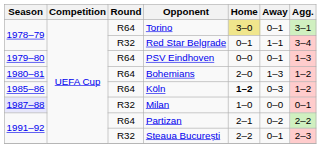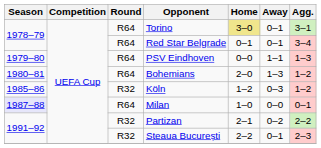(126, 43) R32 -> (126, 43) R64
(275, 43) 1–1 -> (275, 43) 0–1
(275, 58) 0–1 -> (275, 58) 1–1
(126, 89) R64 -> (126, 89) R32
(244, 89) bold -> (244, 89) normal
(126, 105) R32 -> (126, 105) R64
(126, 120) R64 -> (126, 120) R32
